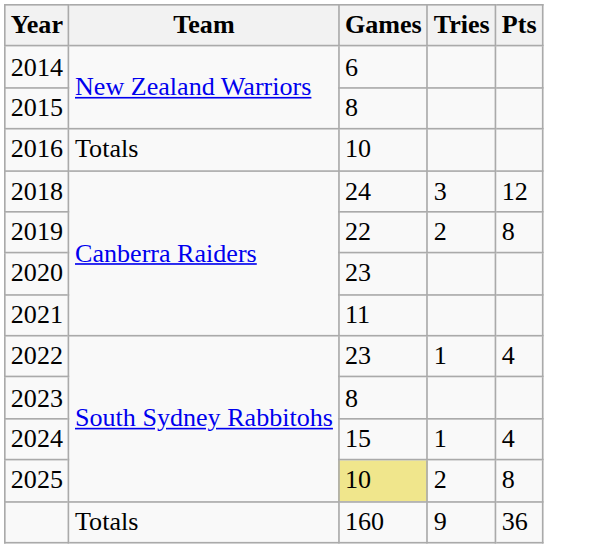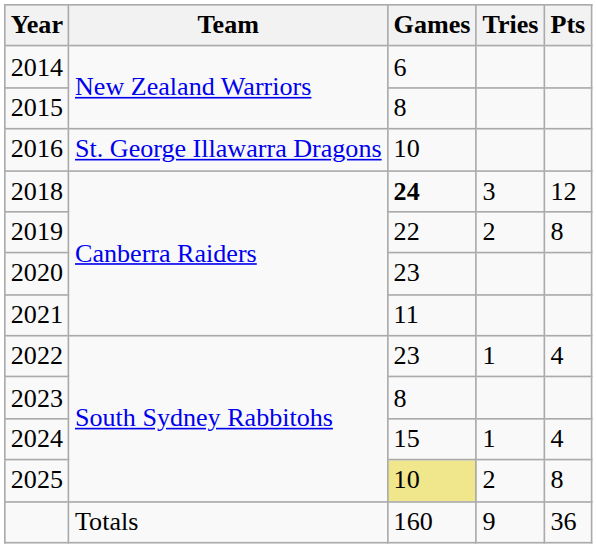(107, 149) Totals -> (228, 149) St. George Illawarra Dragons
(358, 190) normal -> (407, 190) bold
